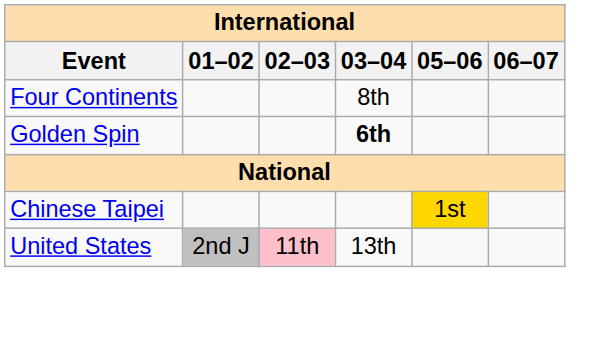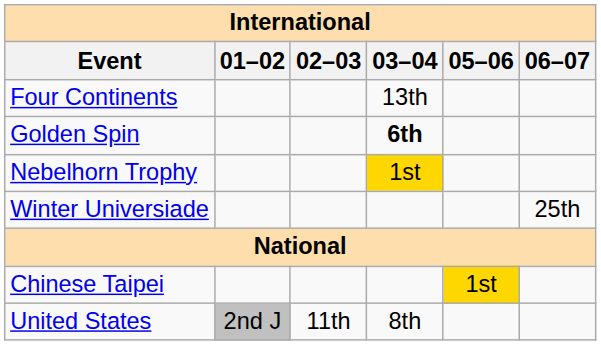(374, 97) 8th -> (405, 97) 13th
+ row: (104, 172)
+ row: (109, 209)
(297, 246) pink background -> (329, 321) no background
(374, 246) 13th -> (405, 321) 8th
